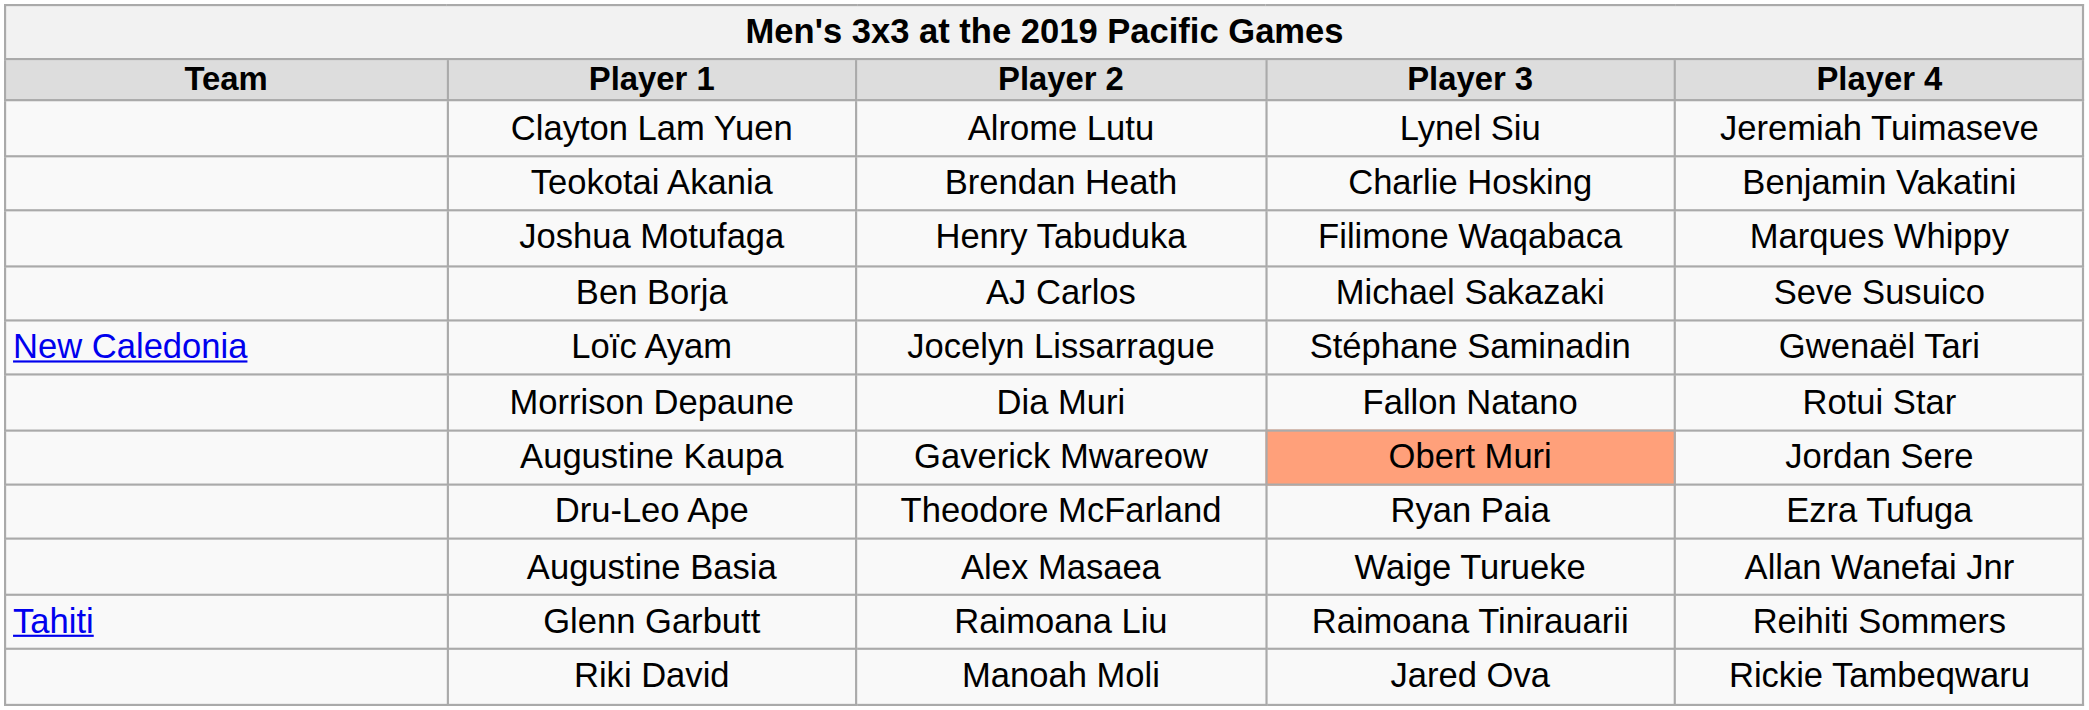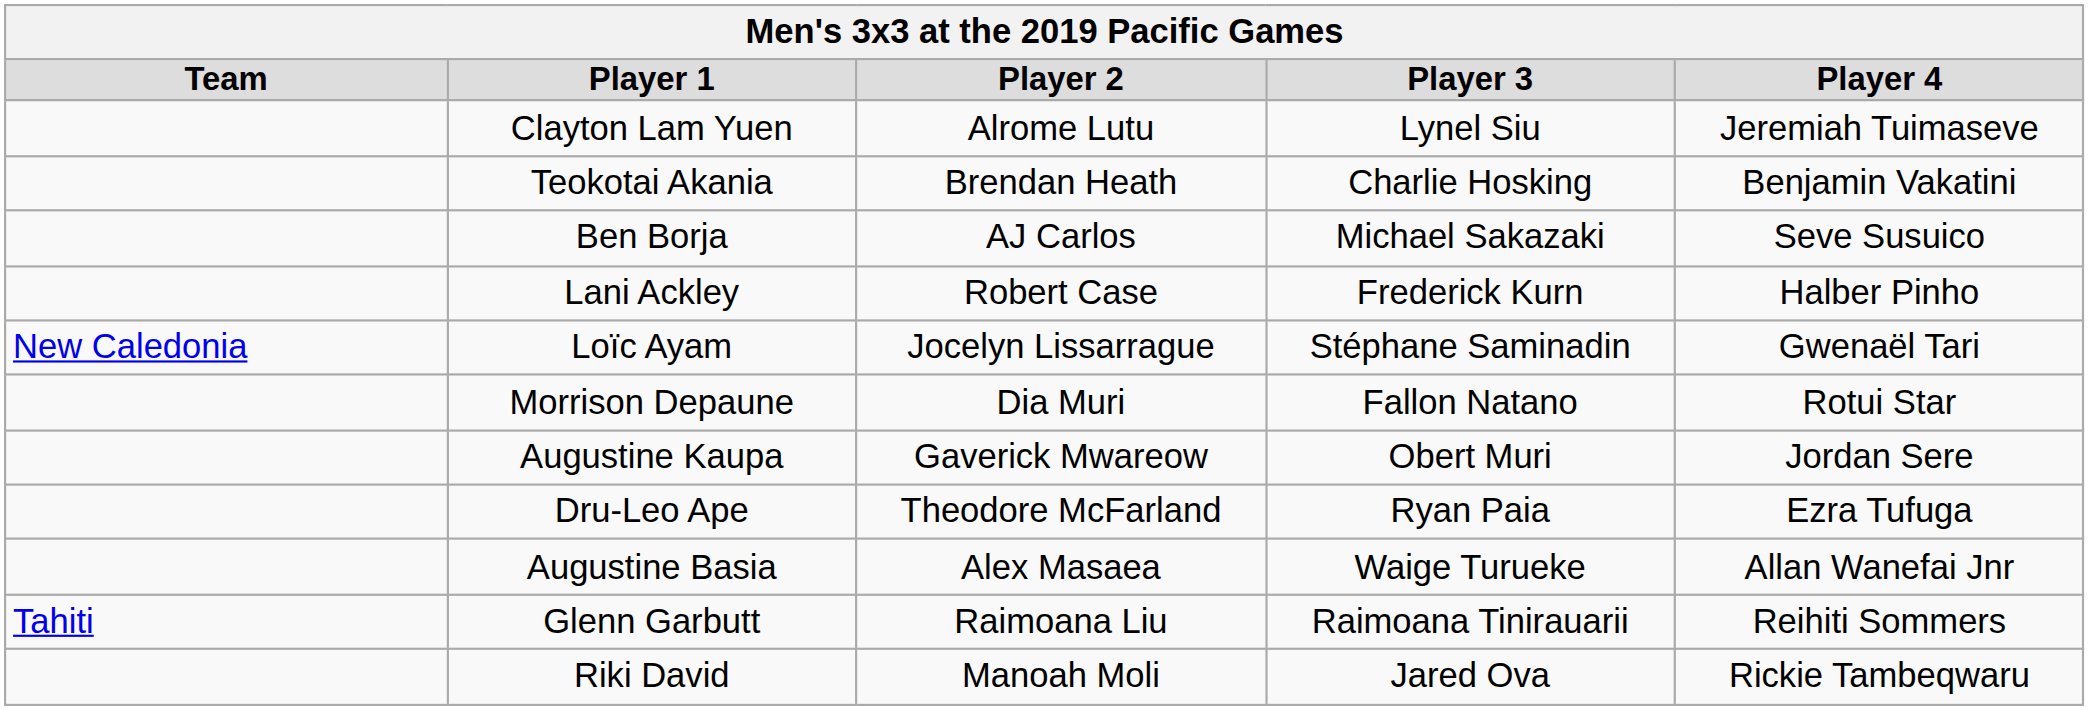- row: (652, 237)
+ row: (652, 292)
(1470, 456) lightsalmon background -> (1470, 456) no background
